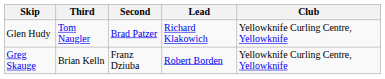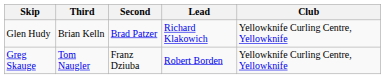(74, 33) Tom Naugler -> (81, 33) Brian Kelln
(81, 60) Brian Kelln -> (74, 60) Tom Naugler
